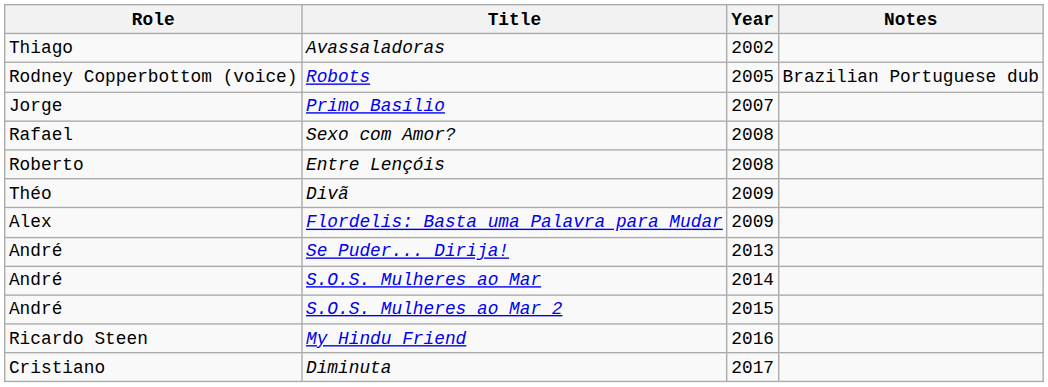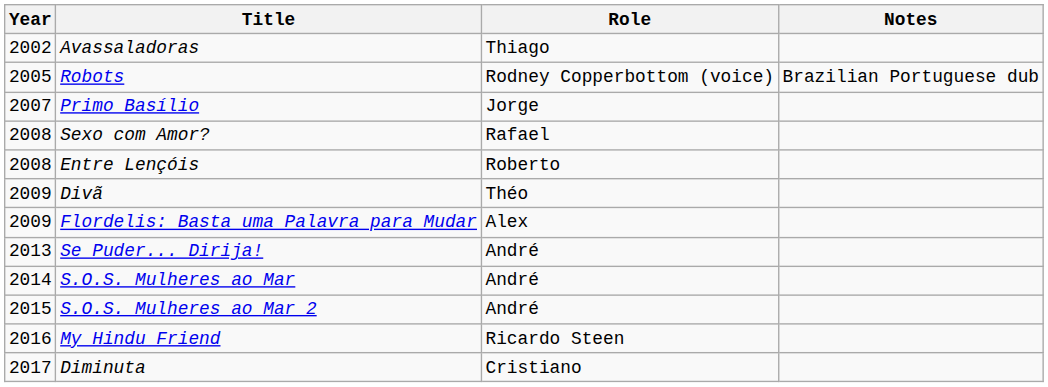columns swapped: (753, 19) <-> (153, 19)
